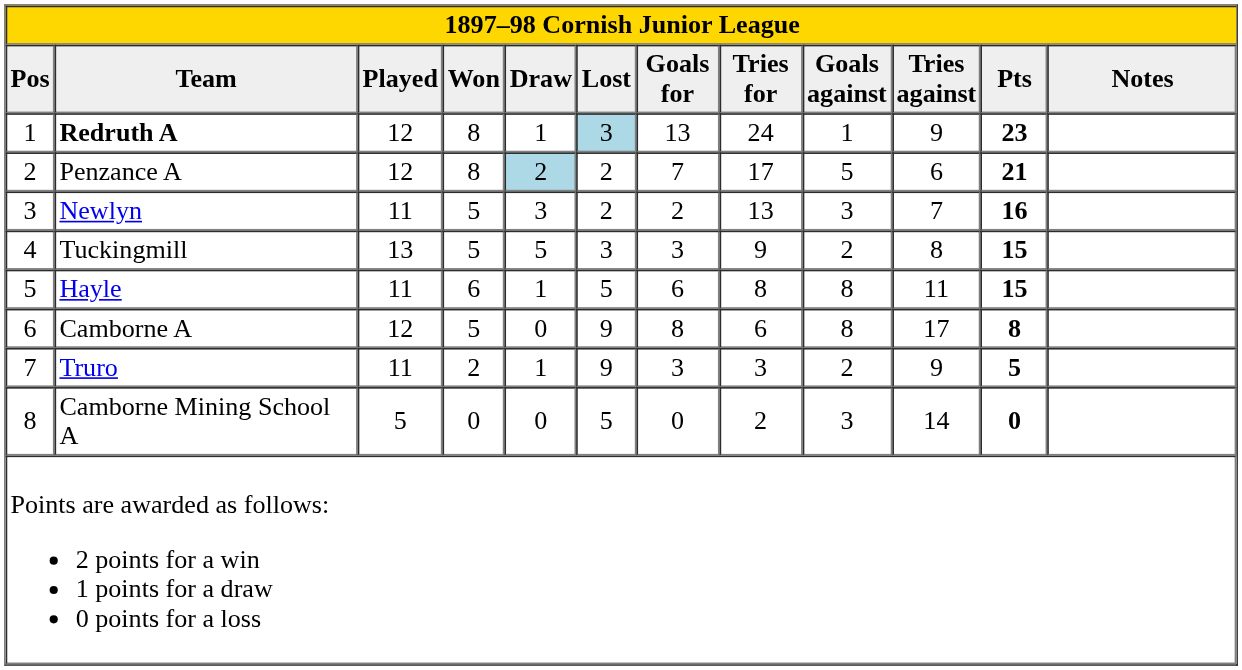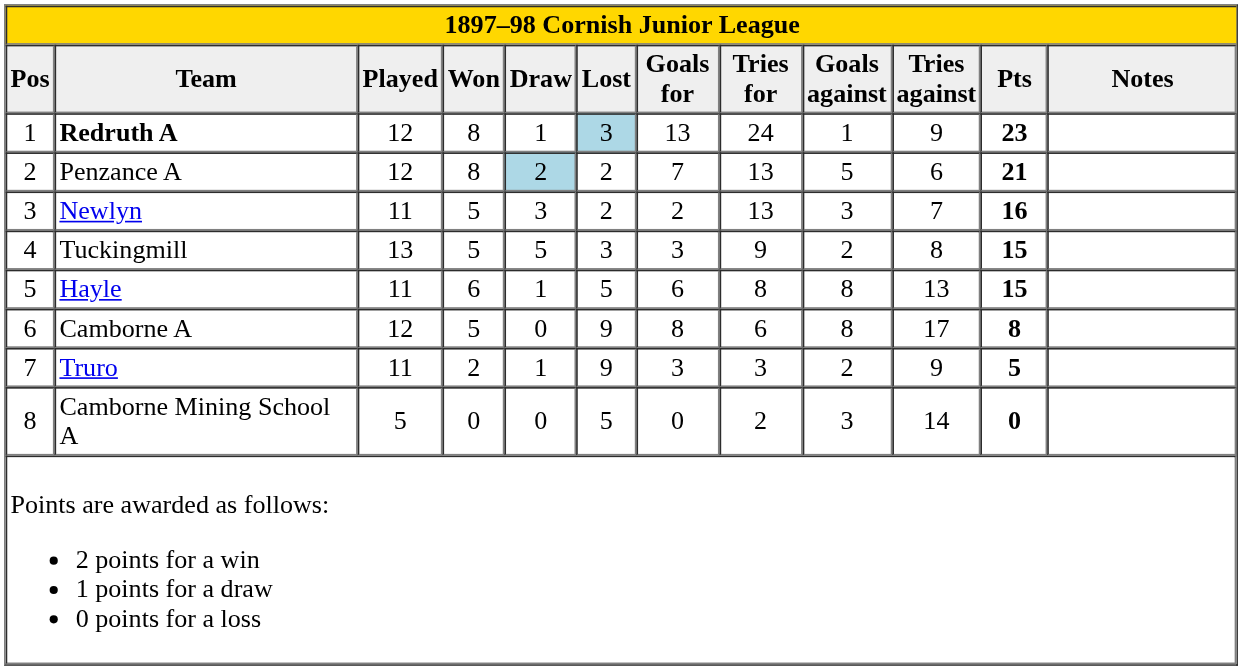(761, 171) 17 -> (761, 171) 13
(936, 288) 11 -> (936, 288) 13
